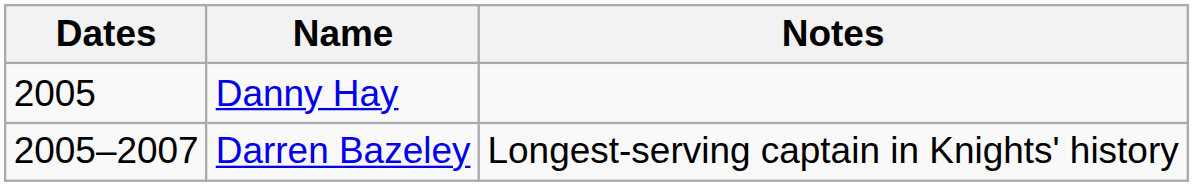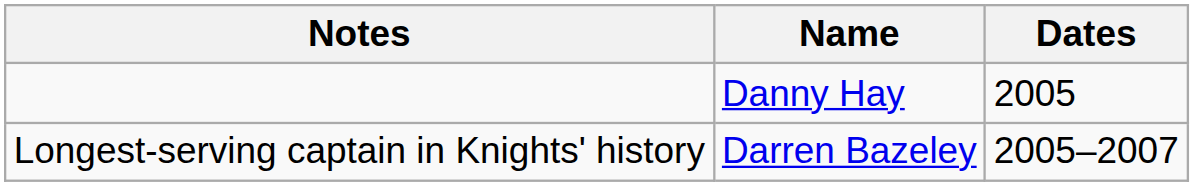columns swapped: (106, 33) <-> (833, 33)
